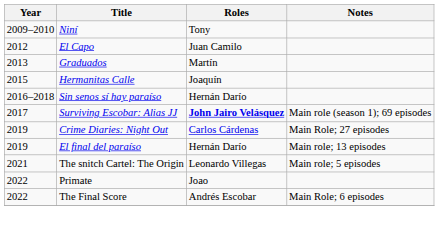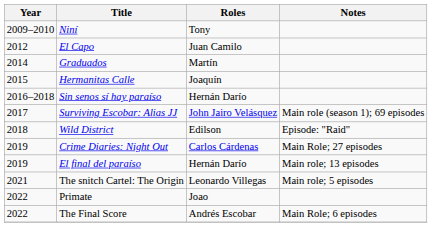(17, 63) 2013 -> (17, 63) 2014
(236, 113) bold -> (233, 113) normal
+ row: (86, 130)
